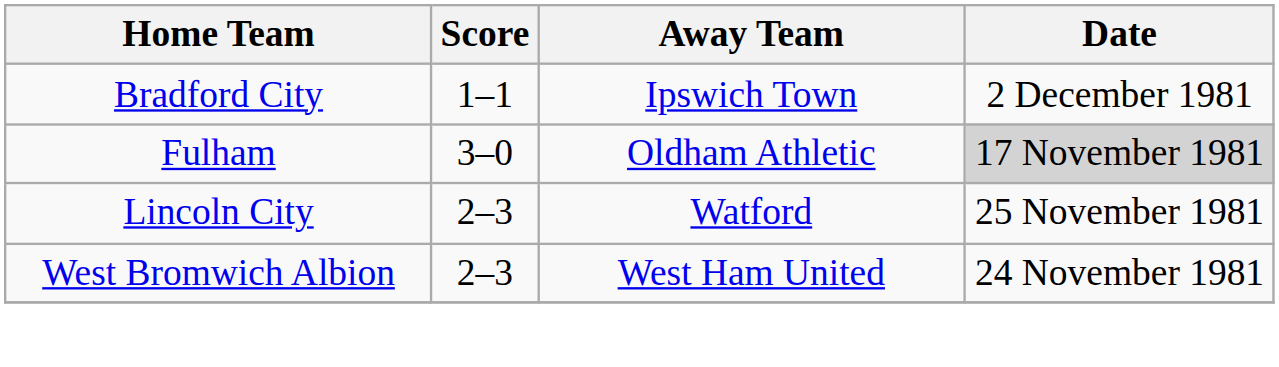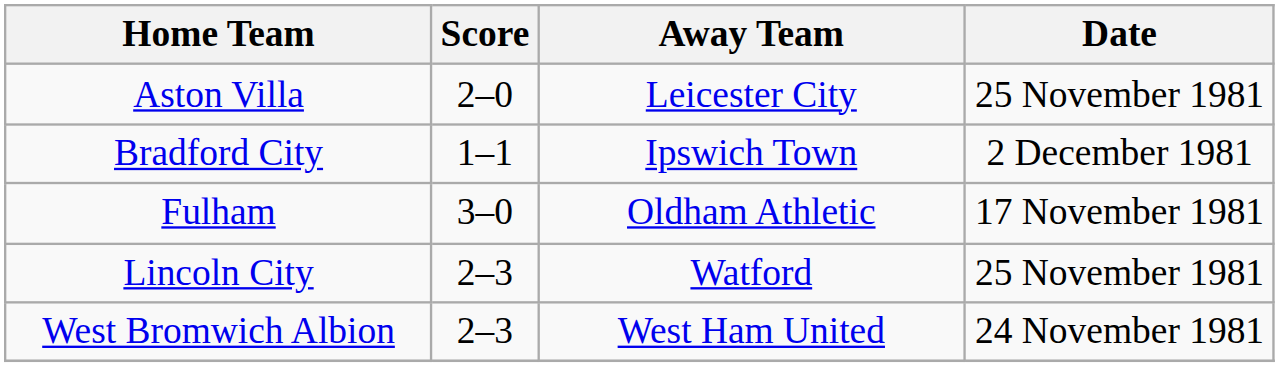+ row: (219, 93)
(1120, 152) lightgrey background -> (1120, 212) no background
